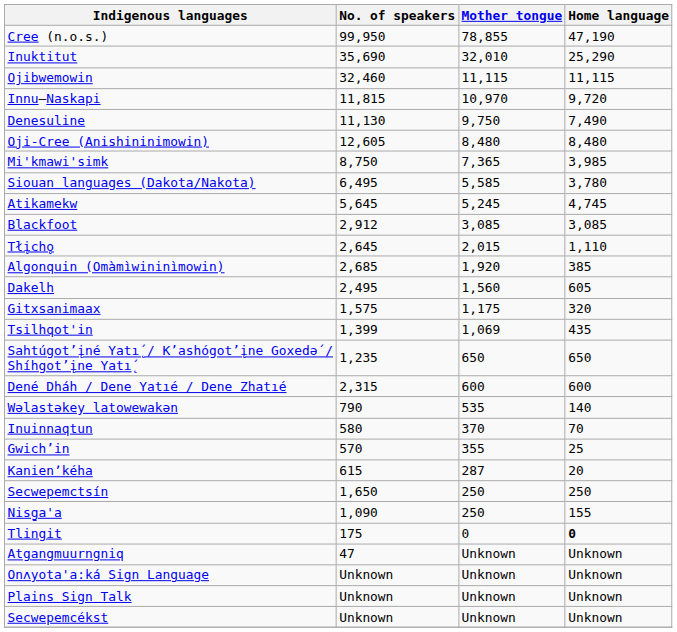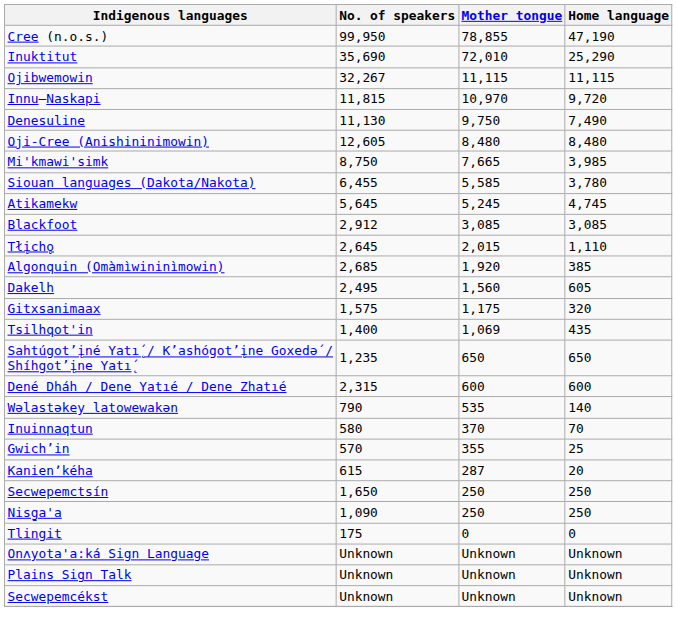(485, 57) 32,010 -> (485, 57) 72,010
(362, 78) 32,460 -> (362, 78) 32,267
(481, 162) 7,365 -> (481, 162) 7,665
(359, 183) 6,495 -> (359, 183) 6,455
(359, 330) 1,399 -> (359, 330) 1,400
(580, 512) 155 -> (580, 512) 250
(572, 533) bold -> (572, 533) normal
- row: (66, 554)
